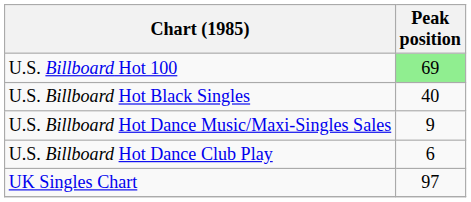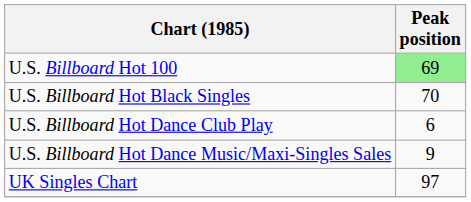(430, 96) 40 -> (430, 96) 70
rows swapped: (200, 125) <-> (141, 153)
